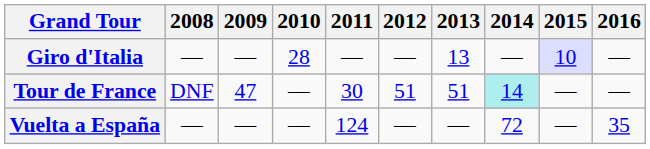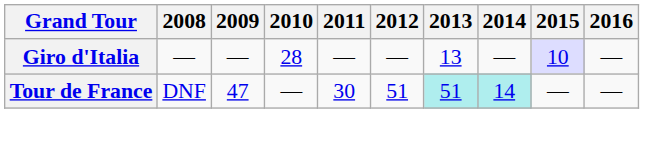(458, 90) no background -> (451, 90) paleturquoise background
- row: (85, 125)
